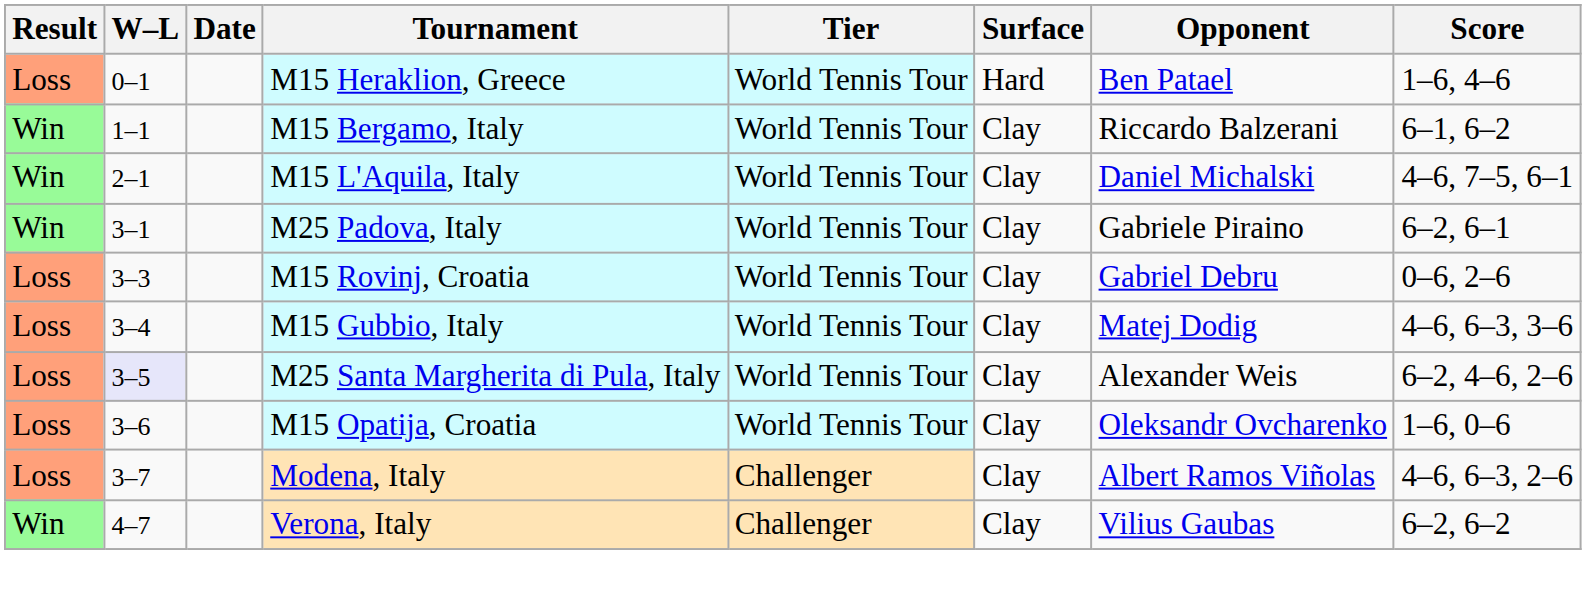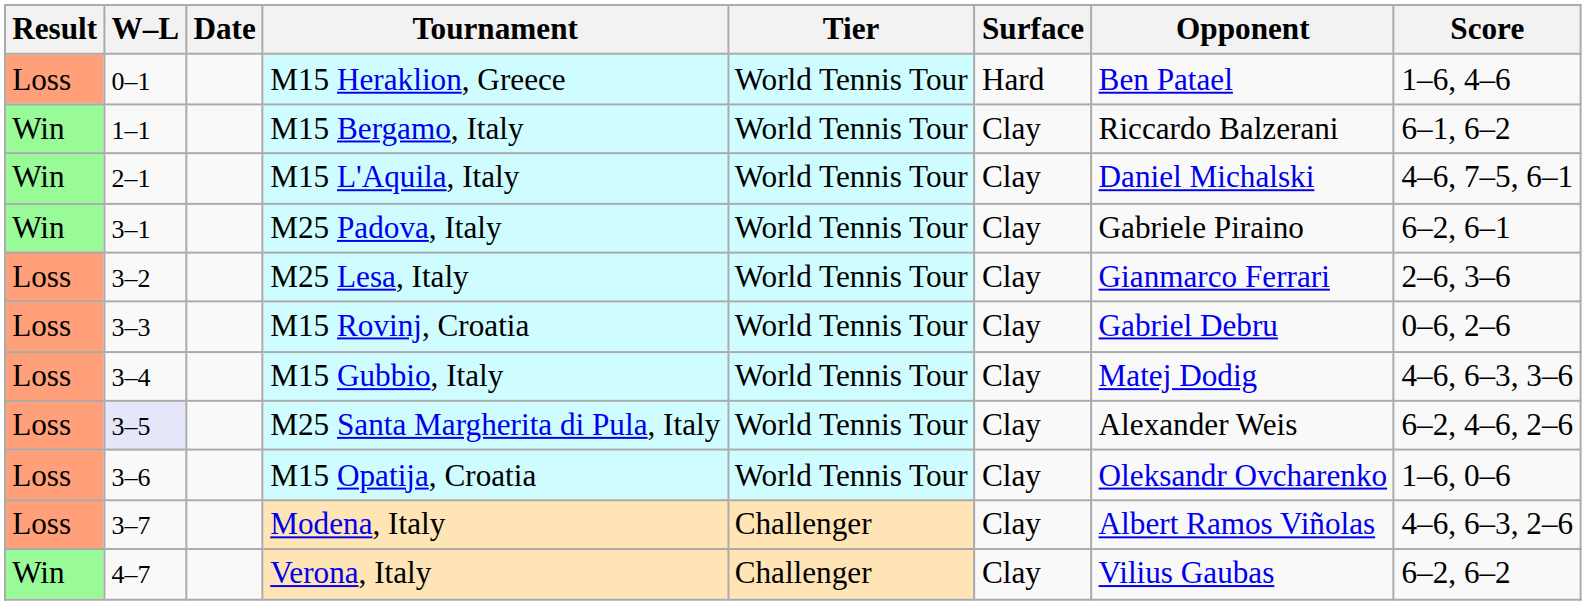+ row: (369, 276)
